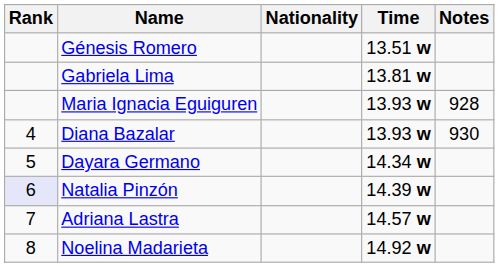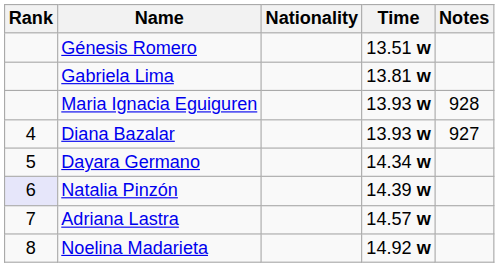(464, 133) 930 -> (464, 133) 927
